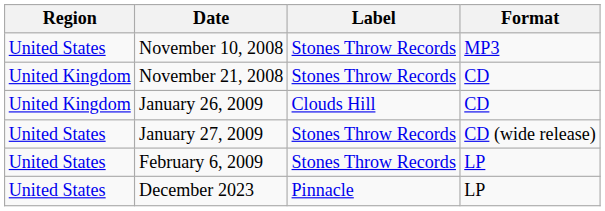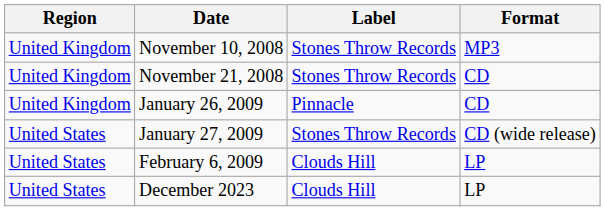(57, 47) United States -> (70, 47) United Kingdom
(333, 104) Clouds Hill -> (323, 104) Pinnacle
(374, 162) Stones Throw Records -> (333, 162) Clouds Hill
(323, 190) Pinnacle -> (333, 190) Clouds Hill
